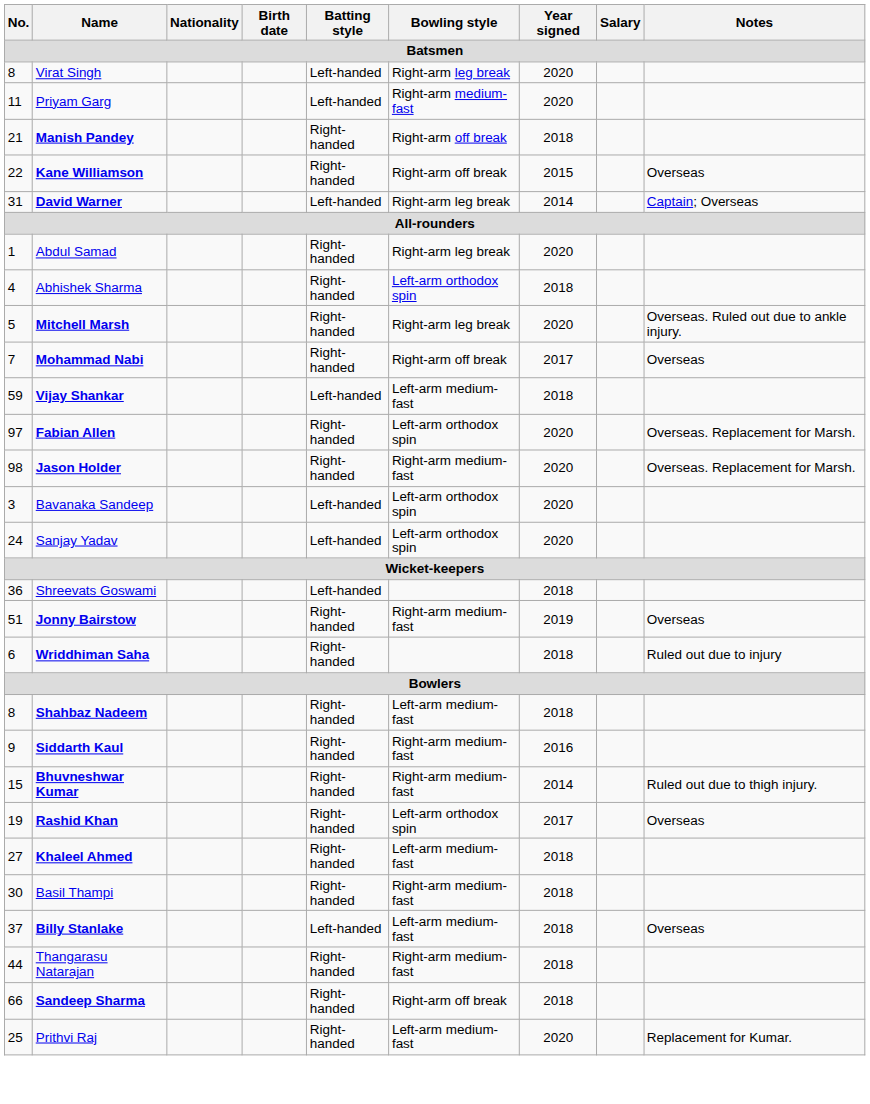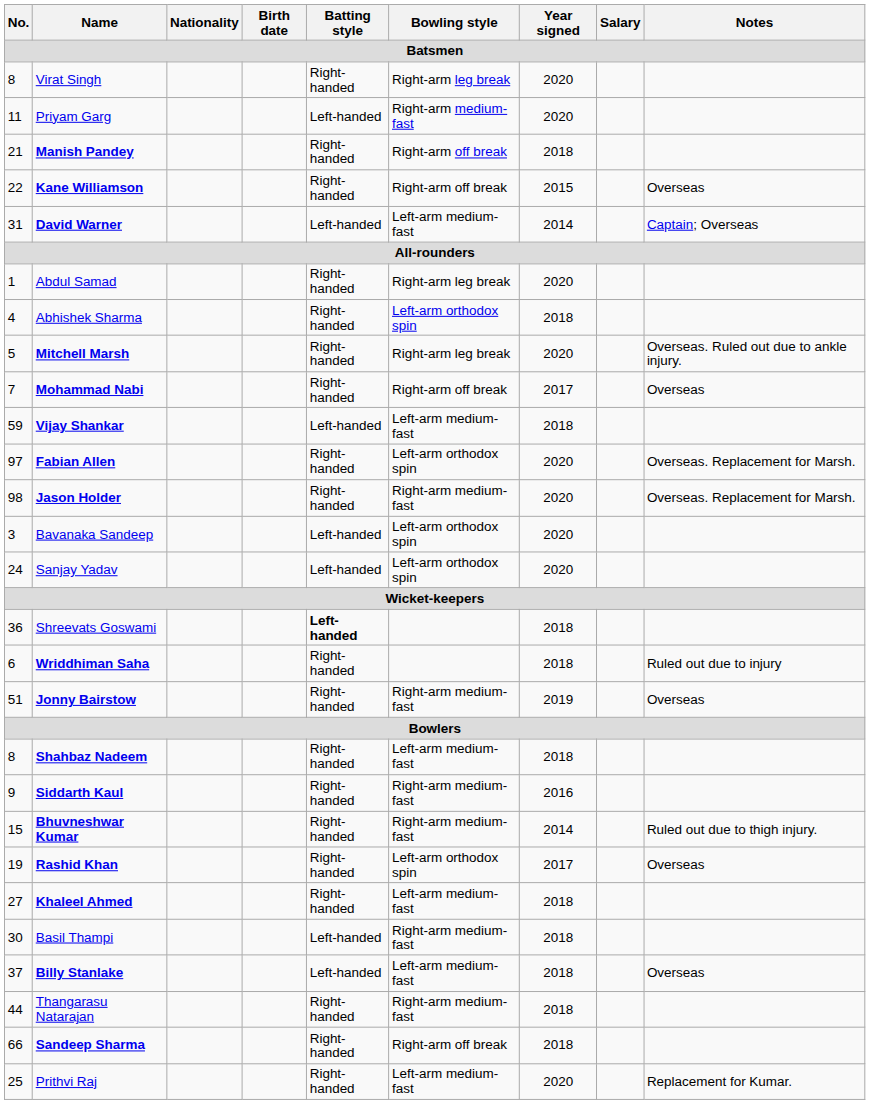(346, 72) Left-handed -> (332, 79) Right-handed
(451, 201) Right-arm leg break -> (445, 224) Left-arm medium-fast
(346, 590) normal -> (334, 627) bold
rows swapped: (92, 654) <-> (86, 618)
(332, 892) Right-handed -> (346, 937) Left-handed
